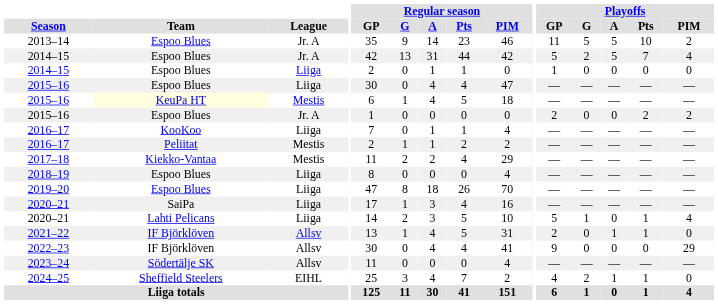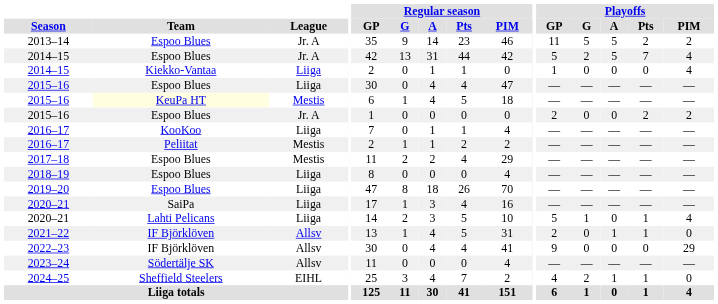(646, 41) 10 -> (646, 41) 2
(181, 70) Espoo Blues -> (181, 70) Kiekko-Vantaa
(689, 70) 0 -> (689, 70) 4
(181, 159) Kiekko-Vantaa -> (181, 159) Espoo Blues
